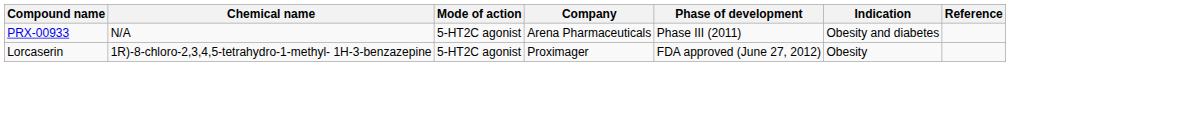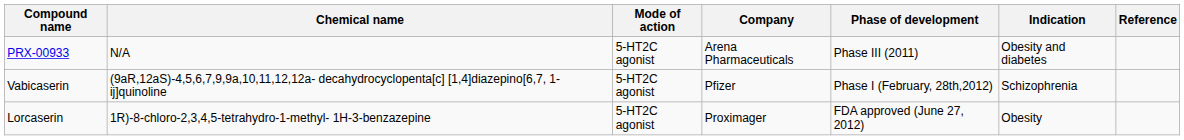+ row: (38, 85)
